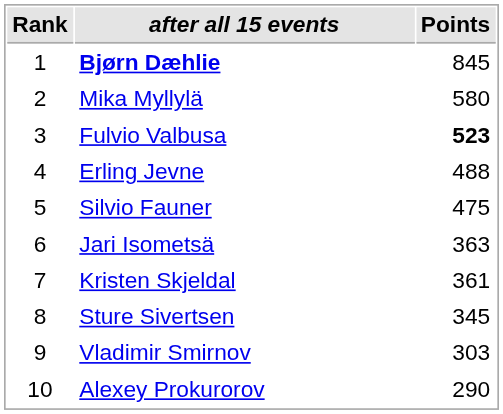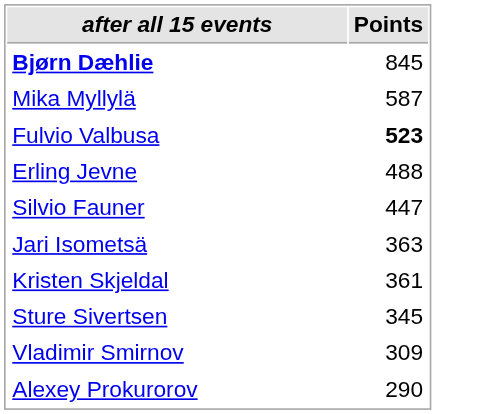- column: (40, 25)
(471, 99) 580 -> (404, 99) 587
(471, 208) 475 -> (404, 208) 447
(471, 353) 303 -> (404, 353) 309
